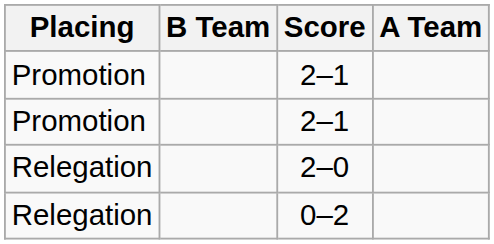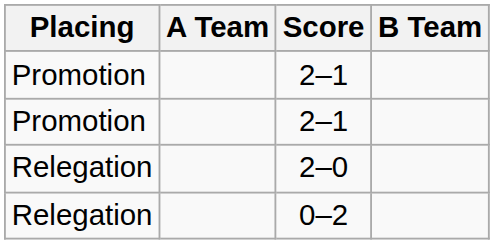columns swapped: (431, 27) <-> (218, 27)
